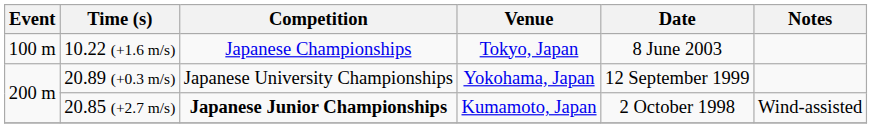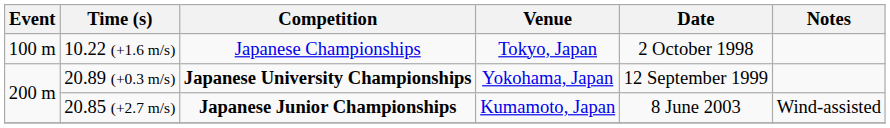(677, 48) 8 June 2003 -> (696, 48) 2 October 1998
(318, 78) normal -> (328, 78) bold
(677, 107) 2 October 1998 -> (696, 107) 8 June 2003
